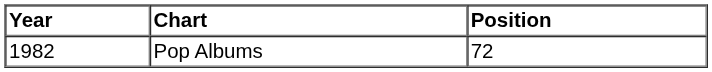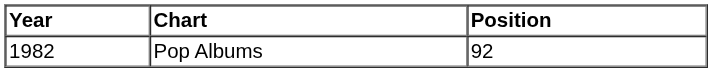(482, 51) 72 -> (482, 51) 92
